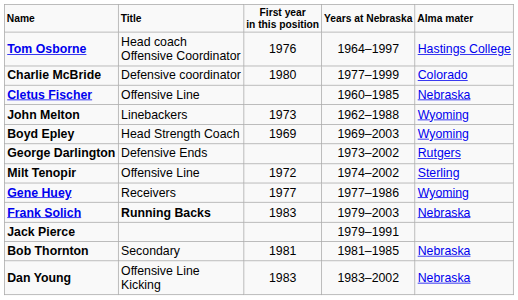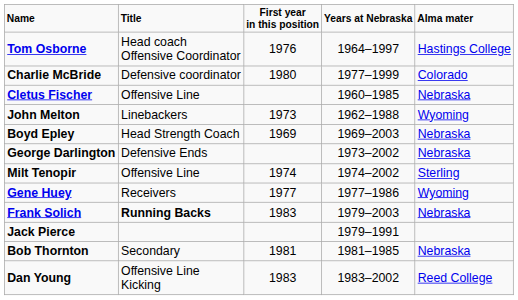(443, 134) Wyoming -> (444, 134) Nebraska
(439, 153) Rutgers -> (444, 153) Nebraska
(283, 173) 1972 -> (283, 173) 1974
(444, 277) Nebraska -> (455, 277) Reed College
